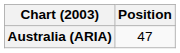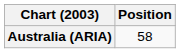(145, 36) 47 -> (145, 36) 58
